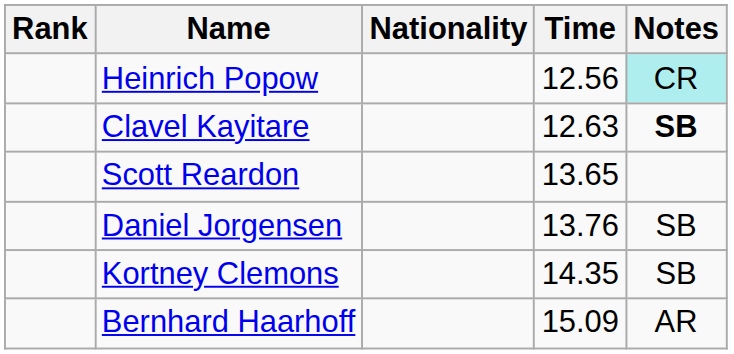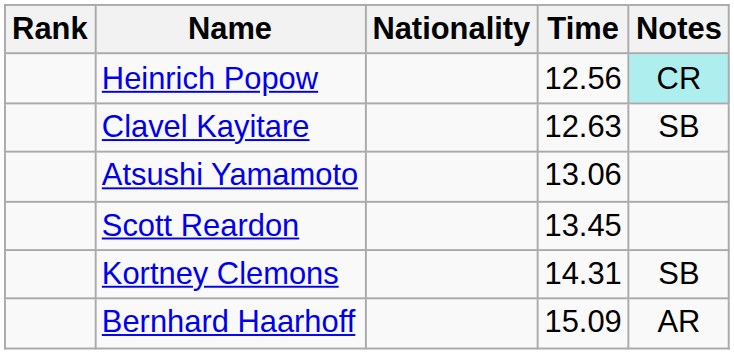(676, 126) bold -> (679, 126) normal
+ row: (230, 175)
(580, 175) 13.65 -> (583, 224) 13.45
- row: (222, 224)
(580, 273) 14.35 -> (583, 273) 14.31
